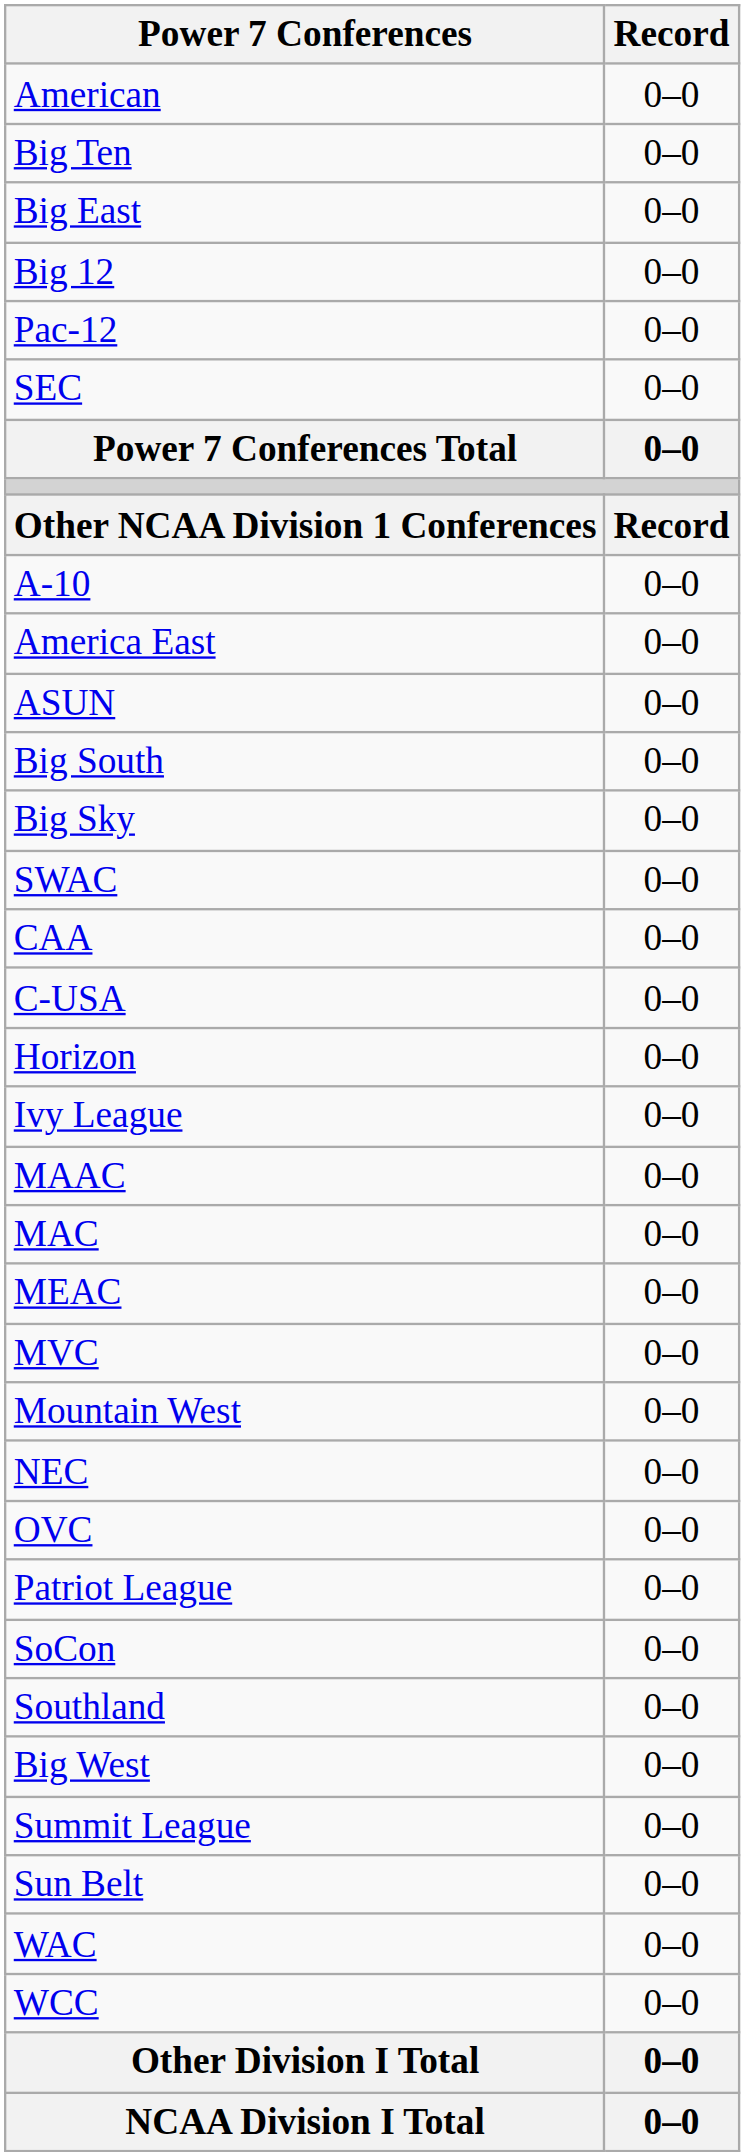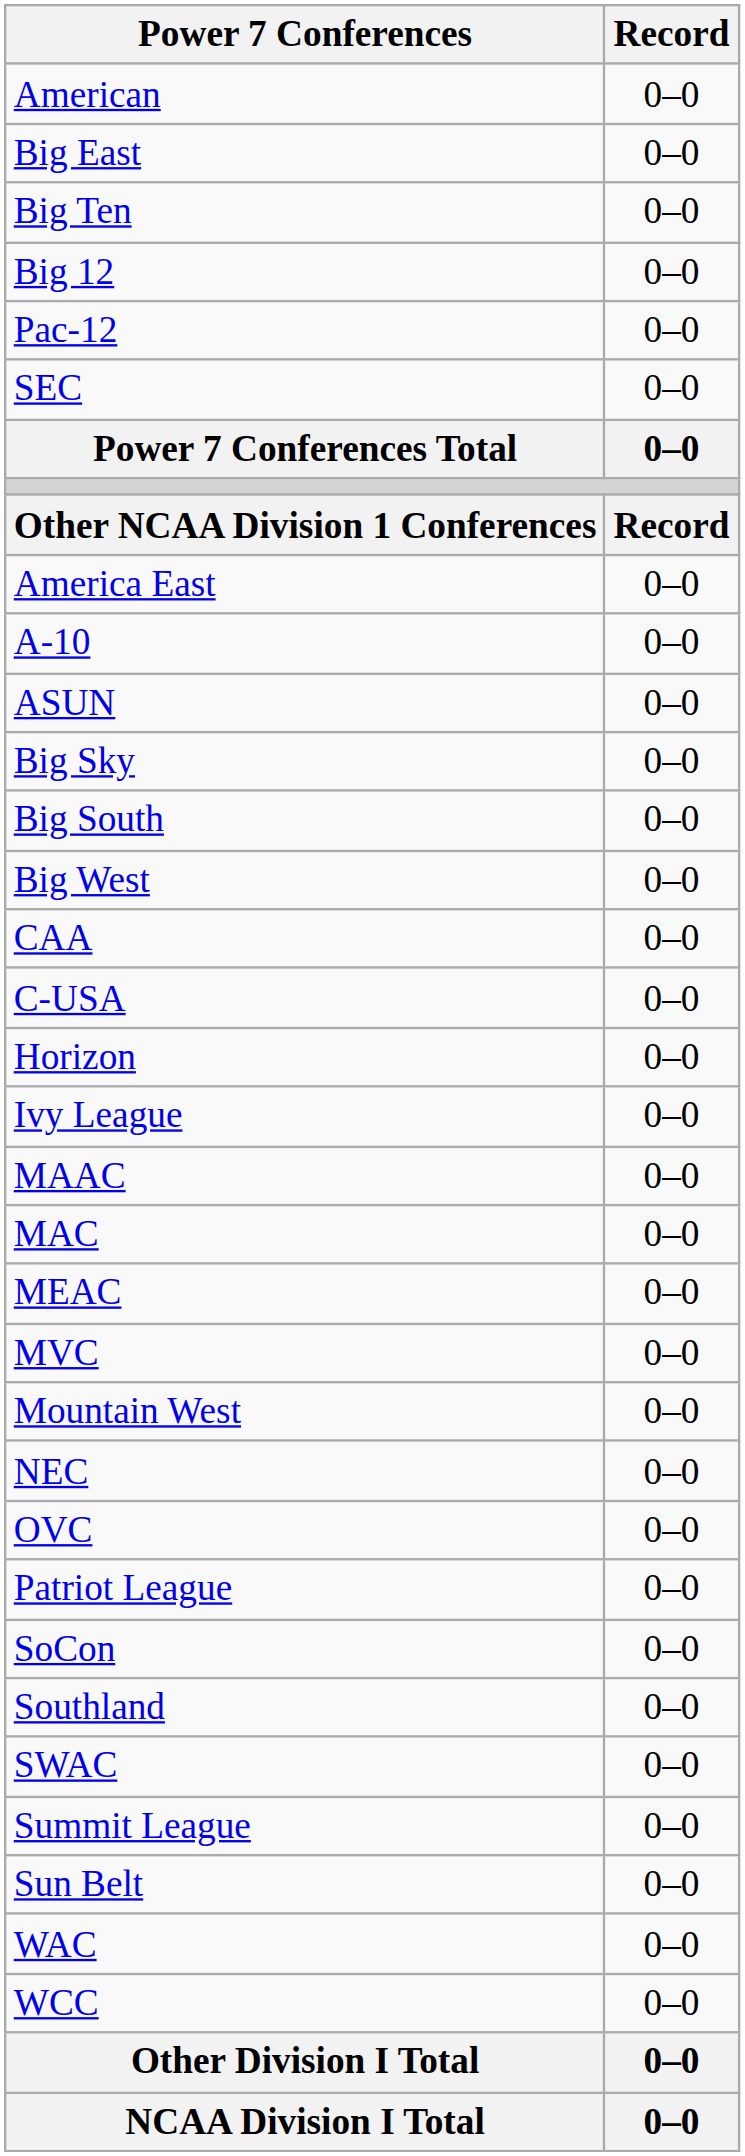rows swapped: (77, 211) <-> (73, 152)
rows swapped: (115, 642) <-> (52, 583)
rows swapped: (74, 819) <-> (89, 760)
rows swapped: (82, 1765) <-> (66, 878)
